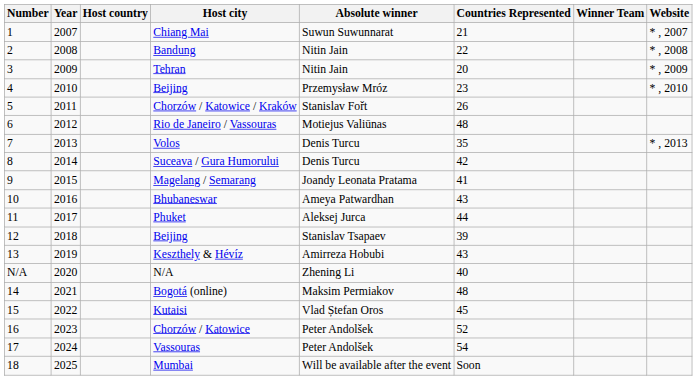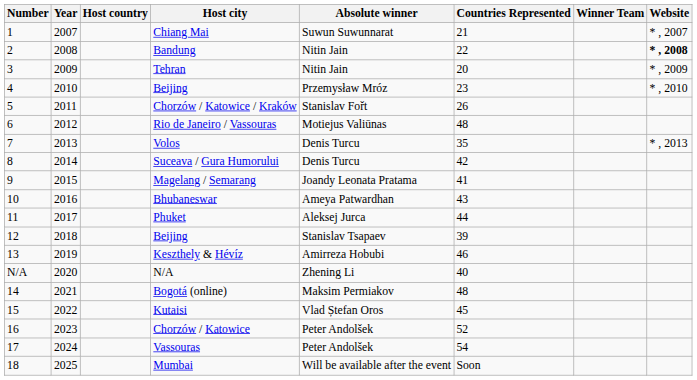(669, 50) normal -> (669, 50) bold
(462, 254) 43 -> (462, 254) 46
